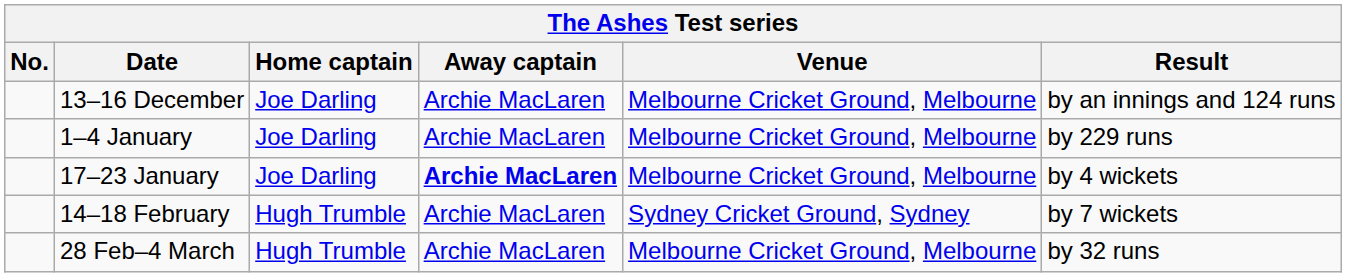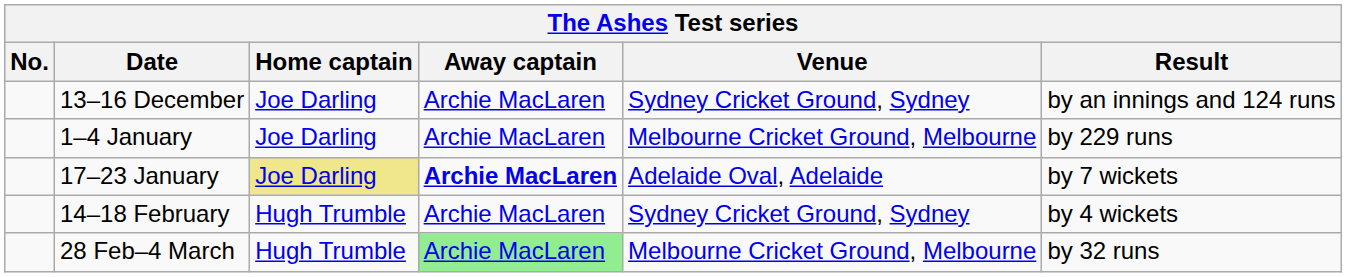(832, 99) Melbourne Cricket Ground, Melbourne -> (799, 99) Sydney Cricket Ground, Sydney
(316, 175) no background -> (316, 175) khaki background
(832, 175) Melbourne Cricket Ground, Melbourne -> (756, 175) Adelaide Oval, Adelaide
(1113, 175) by 4 wickets -> (1113, 175) by 7 wickets
(1113, 213) by 7 wickets -> (1113, 213) by 4 wickets
(514, 251) no background -> (514, 251) lightgreen background
